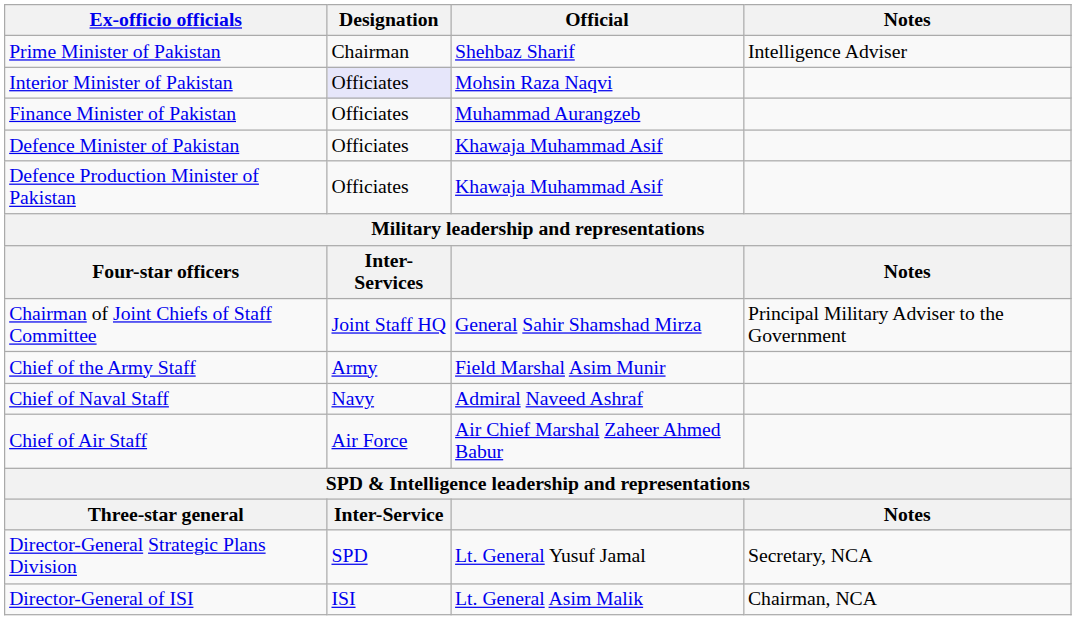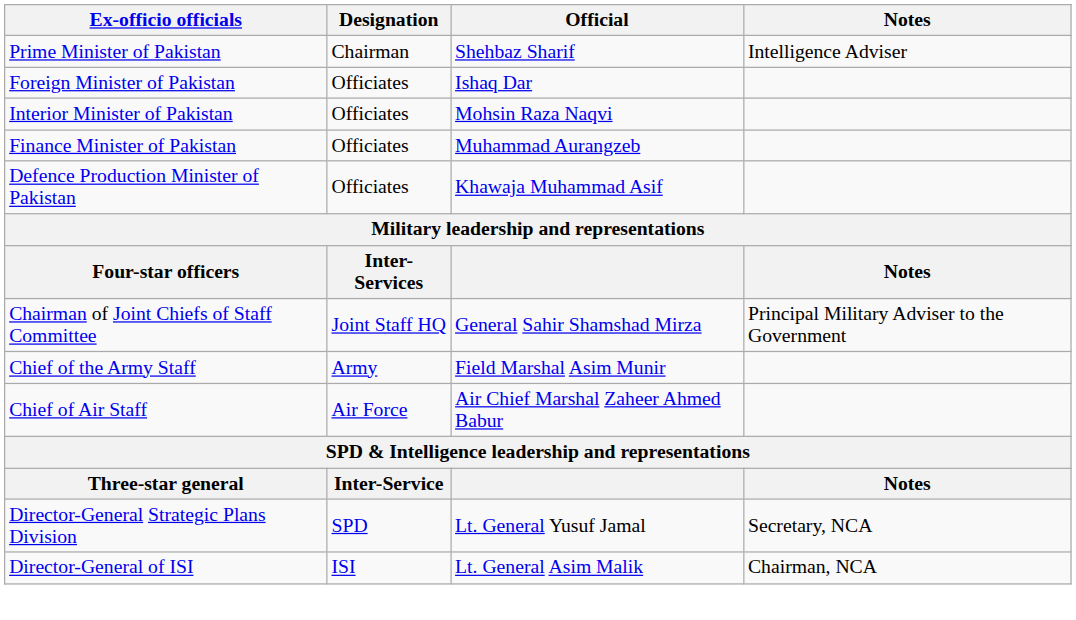+ row: (122, 82)
(370, 82) lavender background -> (370, 113) no background
- row: (124, 144)
- row: (89, 398)
